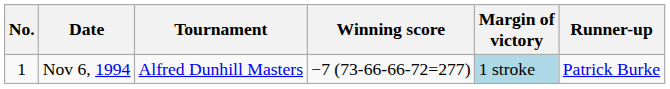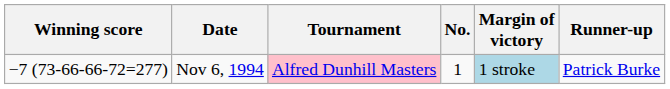columns swapped: (22, 29) <-> (391, 29)
(221, 69) no background -> (354, 69) pink background
